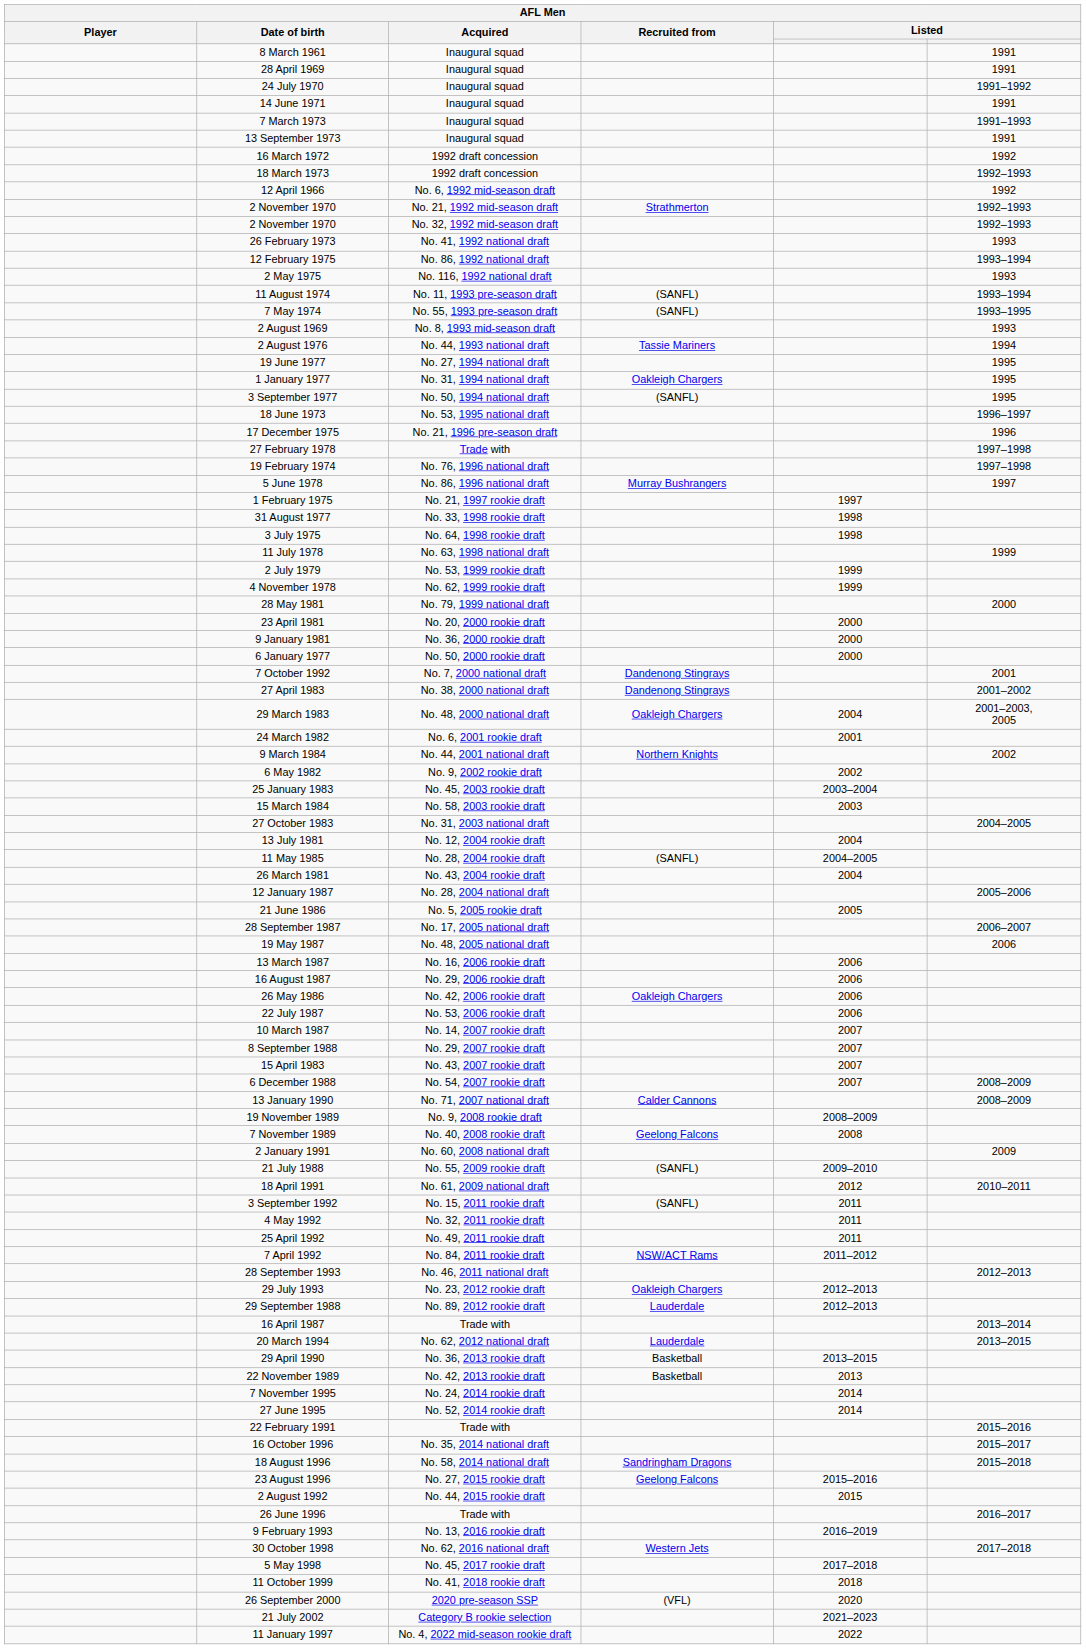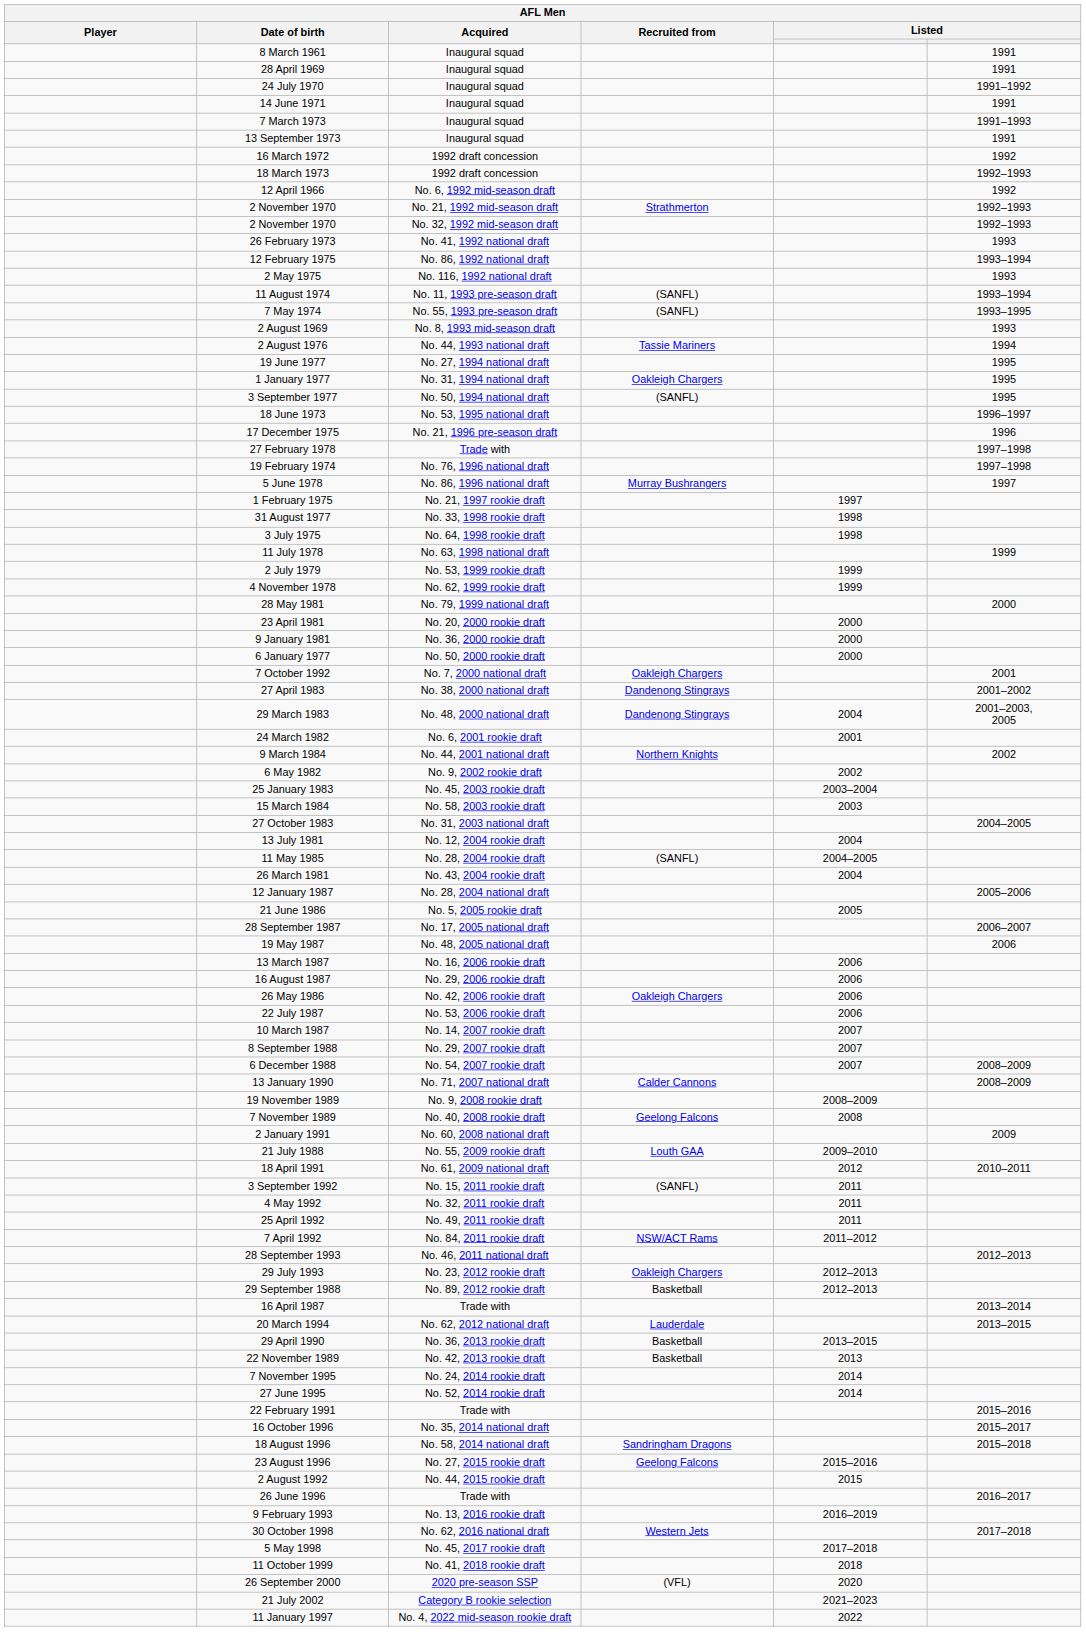(677, 673) Dandenong Stingrays -> (677, 673) Oakleigh Chargers
(677, 714) Oakleigh Chargers -> (677, 714) Dandenong Stingrays
- row: (293, 1065)
(677, 1169) (SANFL) -> (677, 1151) Louth GAA
(677, 1307) Lauderdale -> (677, 1289) Basketball
